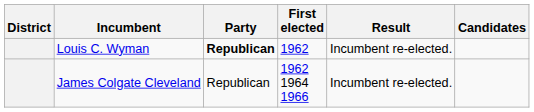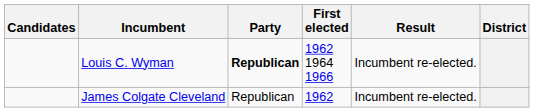columns swapped: (29, 28) <-> (492, 28)
(295, 48) 1962 -> (319, 63) 1962 1964 1966
(295, 83) 1962 1964 1966 -> (319, 97) 1962
